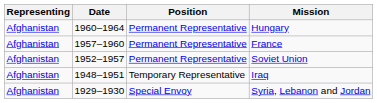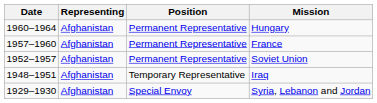columns swapped: (99, 12) <-> (38, 12)
